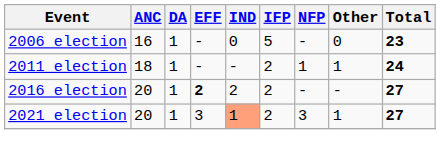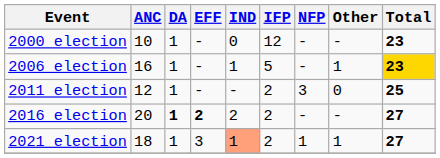+ row: (68, 42)
(233, 42) 0 -> (233, 67) 1
(337, 42) 0 -> (337, 67) 1
(395, 42) no background -> (395, 67) gold background
(143, 67) 18 -> (143, 91) 12
(303, 67) 1 -> (303, 91) 3
(337, 67) 1 -> (337, 91) 0
(395, 67) 24 -> (395, 91) 25
(173, 91) normal -> (173, 116) bold
(143, 116) 20 -> (143, 141) 18
(303, 116) 3 -> (303, 141) 1
